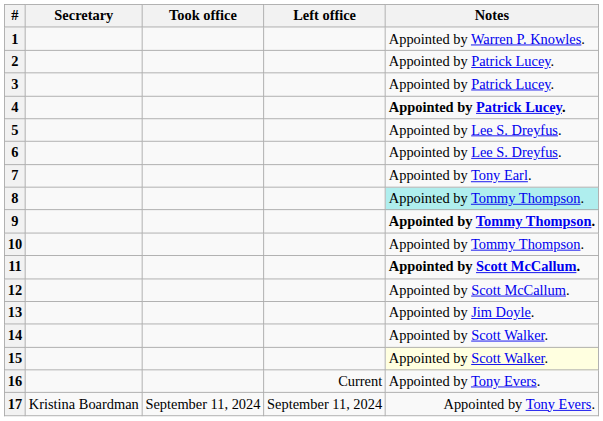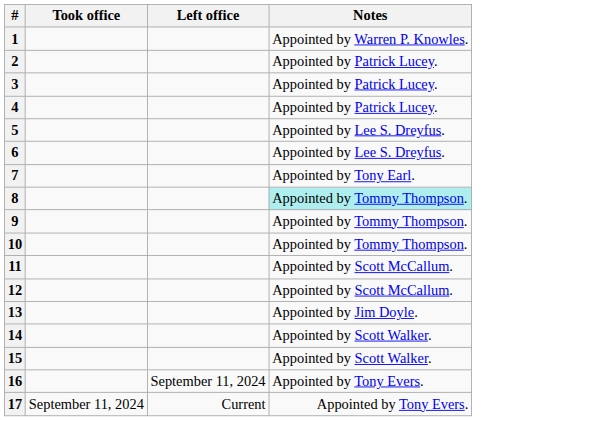- column: (84, 15)
(477, 107) bold -> (355, 107) normal
(492, 221) bold -> (370, 221) normal
(484, 267) bold -> (363, 267) normal
(468, 358) lightyellow background -> (352, 358) no background
(360, 381) Current -> (208, 381) September 11, 2024
(325, 404) September 11, 2024 -> (244, 404) Current
